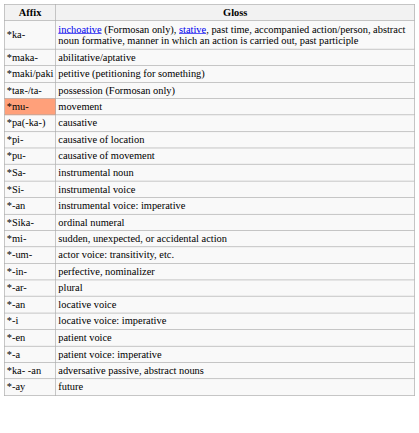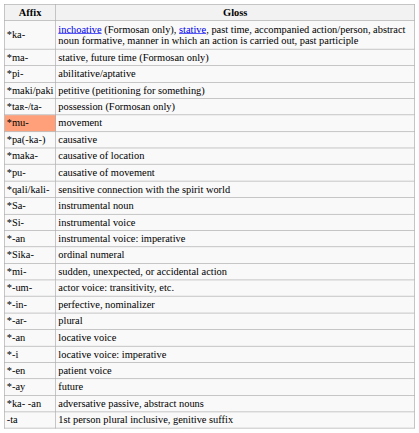+ row: (134, 57)
(22, 57) *maka- -> (15, 73) *pi-
(15, 139) *pi- -> (22, 156) *maka-
+ row: (144, 189)
- row: (110, 354)
rows swapped: (71, 387) <-> (131, 370)
+ row: (146, 420)
